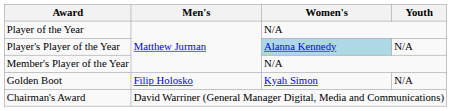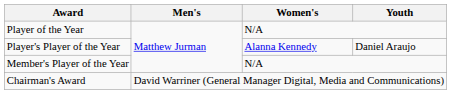(300, 47) lightblue background -> (281, 47) no background
(404, 47) N/A -> (385, 47) Daniel Araujo
- row: (34, 81)
